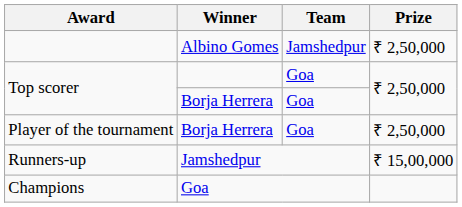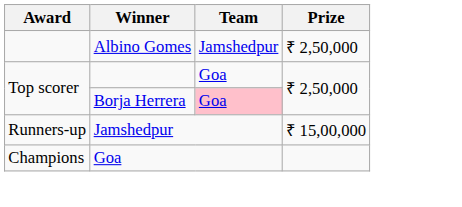(300, 101) no background -> (213, 101) pink background
- row: (91, 129)
